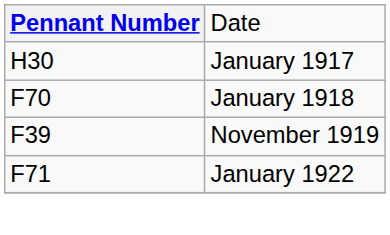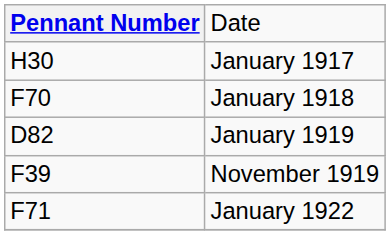+ row: (282, 135)
